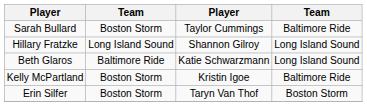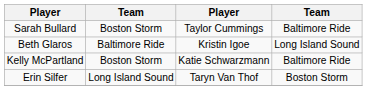- row: (45, 45)
(224, 61) Katie Schwarzmann -> (224, 45) Kristin Igoe
(224, 77) Kristin Igoe -> (224, 61) Katie Schwarzmann
(131, 93) Boston Storm -> (131, 77) Long Island Sound
